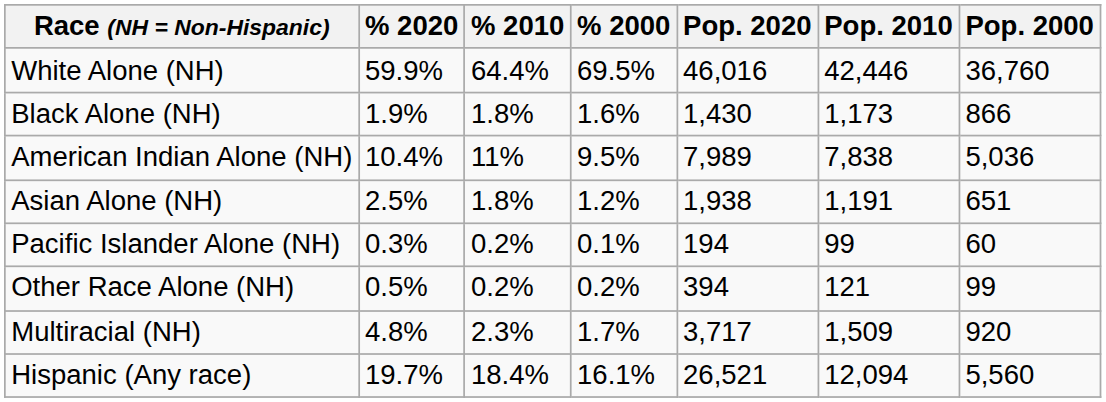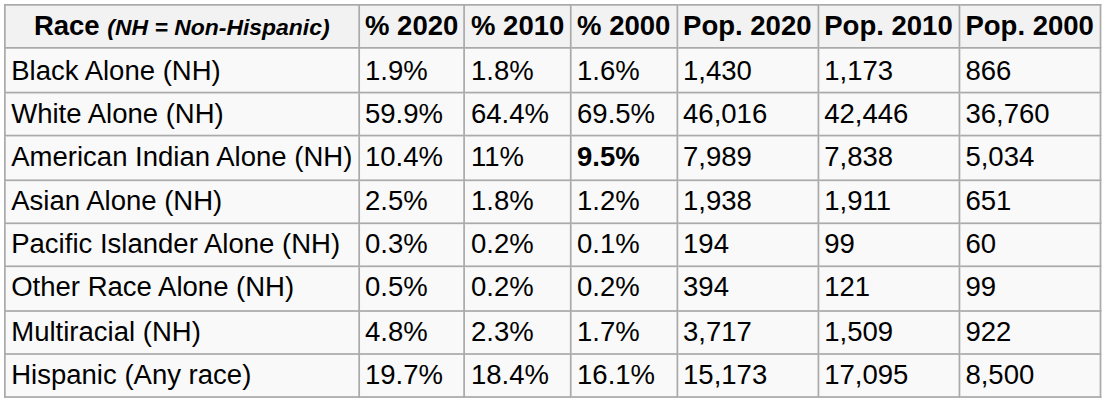rows swapped: (117, 69) <-> (116, 113)
(608, 157) normal -> (608, 157) bold
(1000, 157) 5,036 -> (1000, 157) 5,034
(859, 200) 1,191 -> (858, 200) 1,911
(988, 331) 920 -> (988, 331) 922
(725, 375) 26,521 -> (725, 375) 15,173
(866, 375) 12,094 -> (866, 375) 17,095
(1000, 375) 5,560 -> (1000, 375) 8,500
